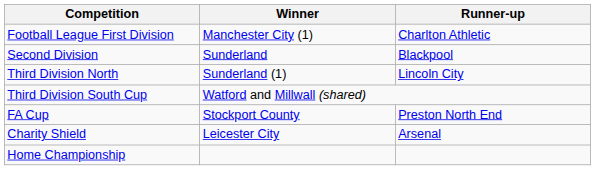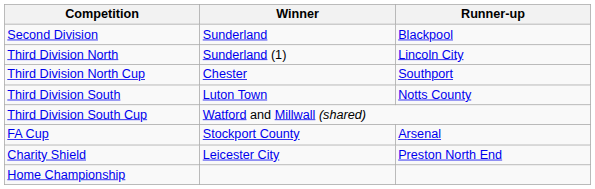- row: (91, 34)
+ row: (76, 74)
+ row: (64, 94)
(450, 114) Preston North End -> (420, 134) Arsenal
(420, 134) Arsenal -> (450, 154) Preston North End
